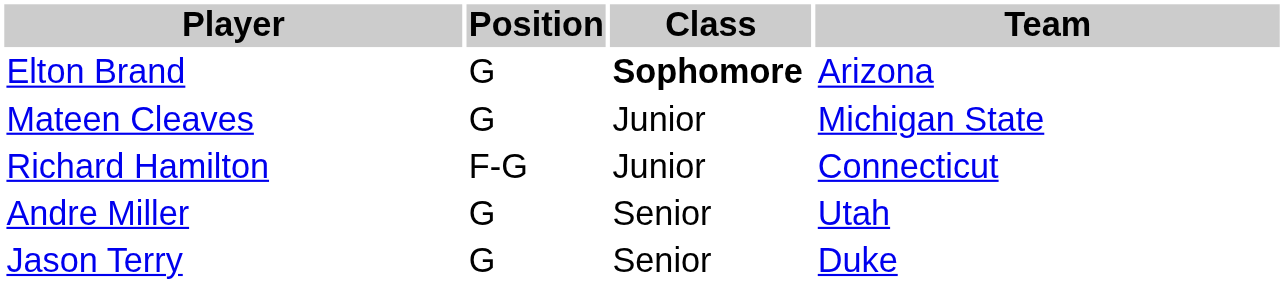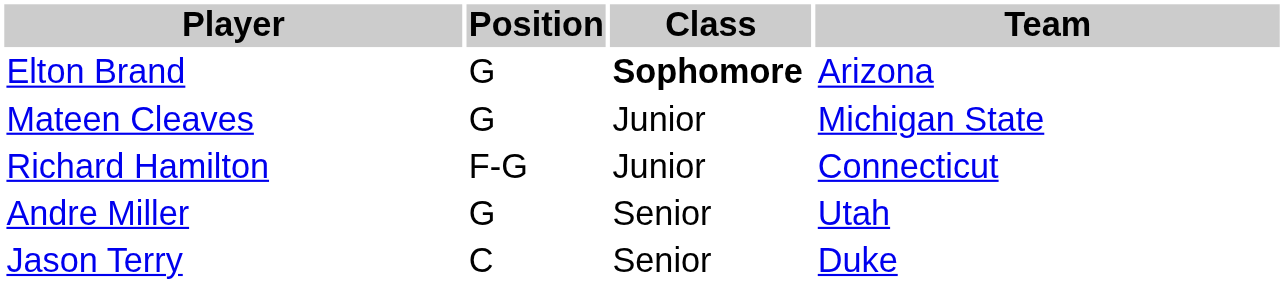(482, 260) G -> (481, 260) C
